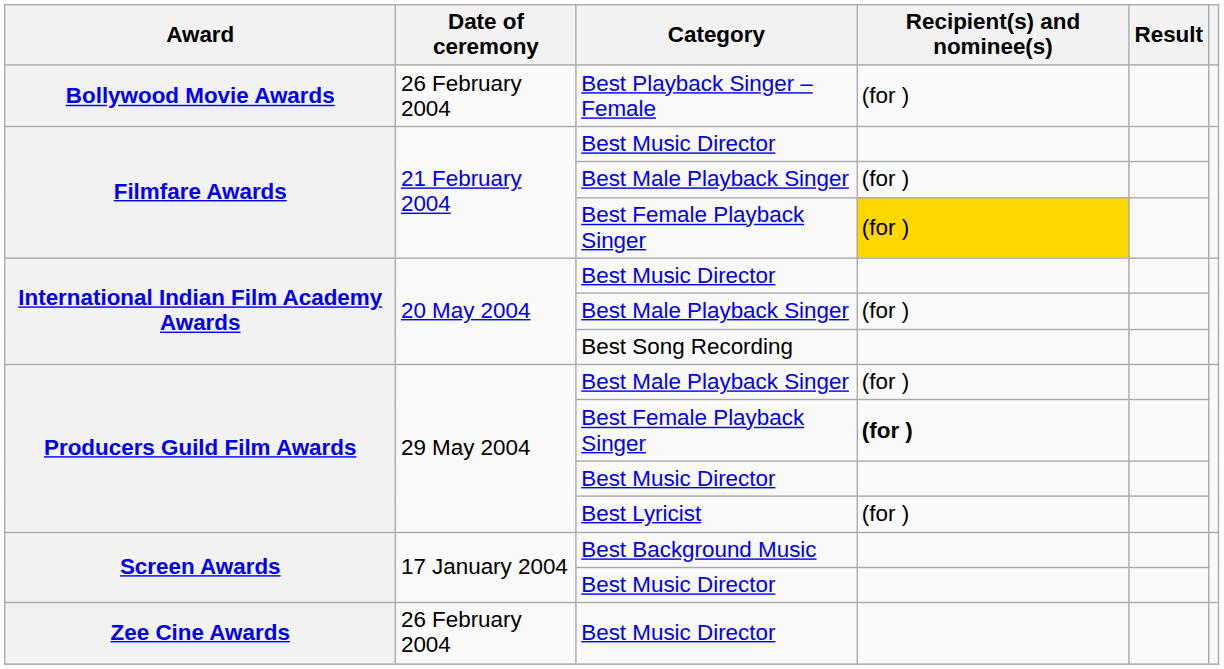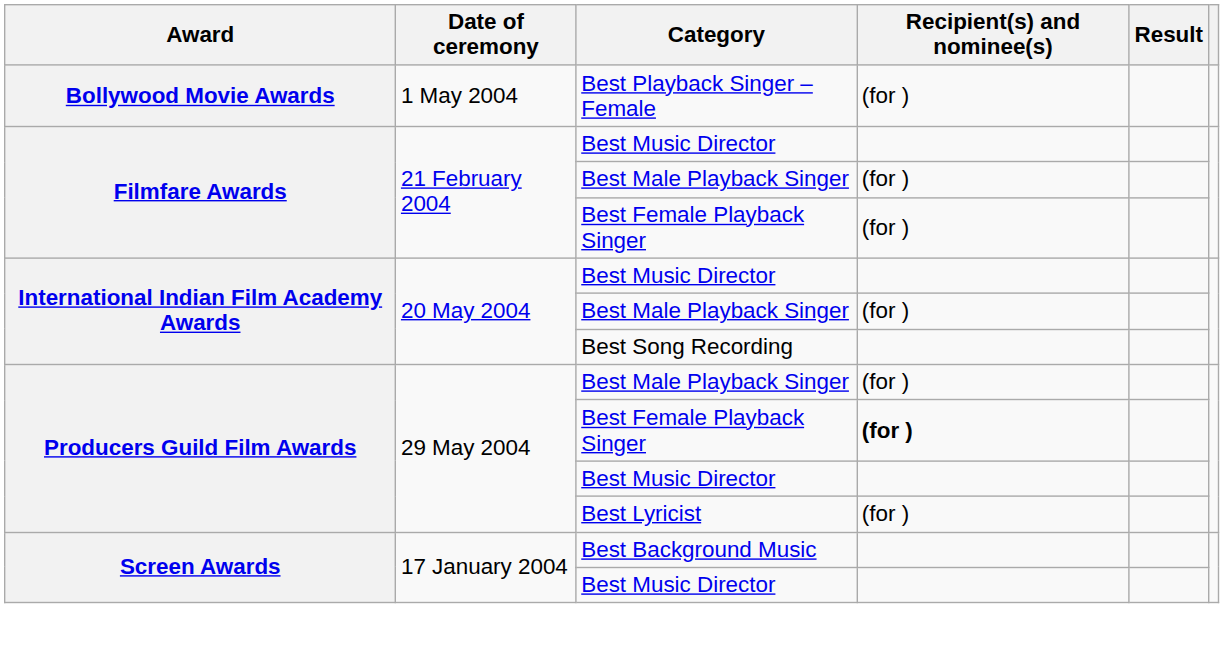(461, 95) 26 February 2004 -> (459, 95) 1 May 2004
(885, 227) gold background -> (885, 227) no background
- row: (200, 633)
